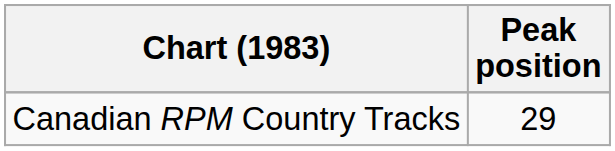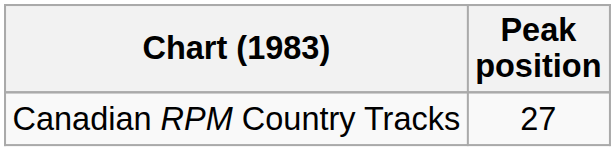(538, 118) 29 -> (538, 118) 27
